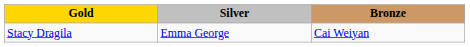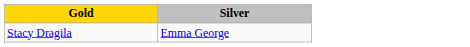- column: (388, 13)
